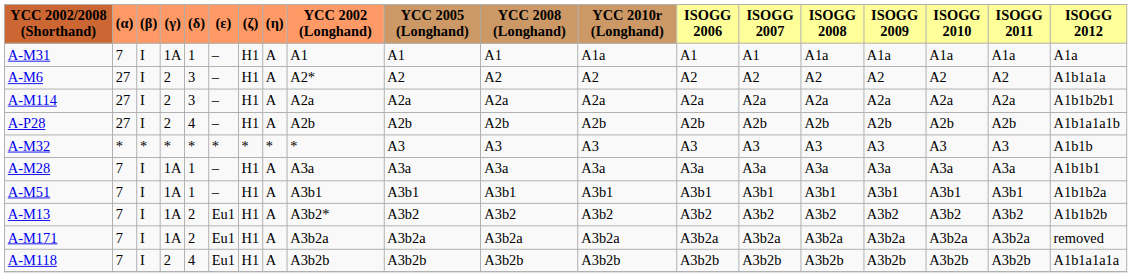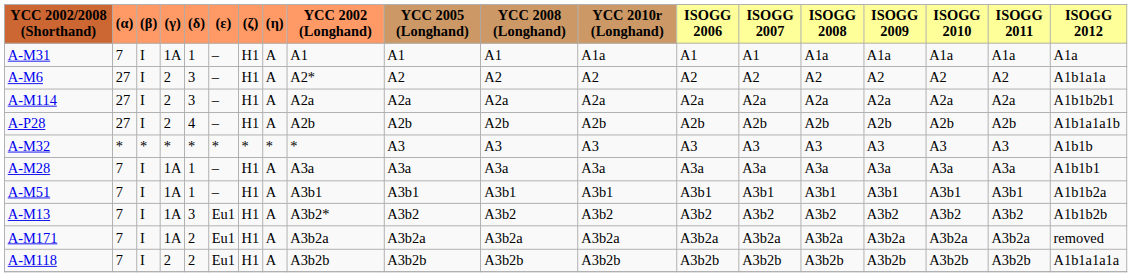(192, 214) 2 -> (192, 214) 3
(192, 260) 4 -> (192, 260) 2
